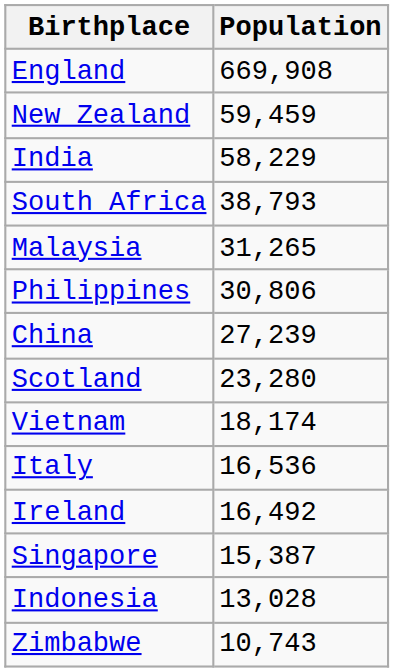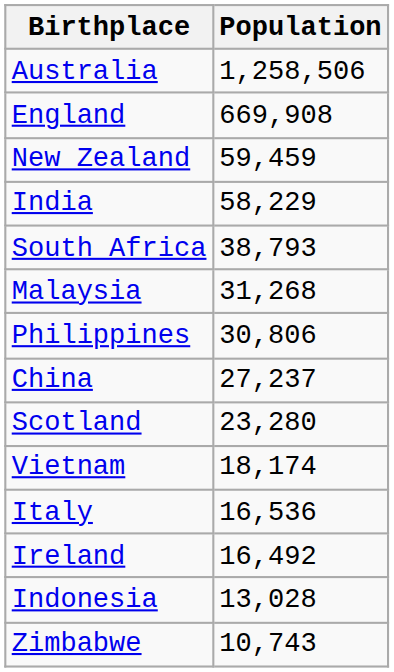+ row: (85, 71)
(268, 247) 31,265 -> (268, 292) 31,268
(268, 336) 27,239 -> (268, 380) 27,237
- row: (85, 556)
